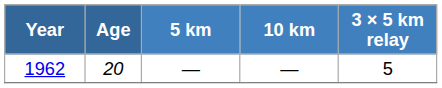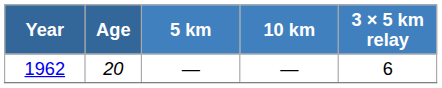(388, 69) 5 -> (388, 69) 6
